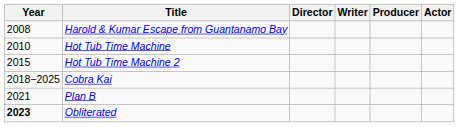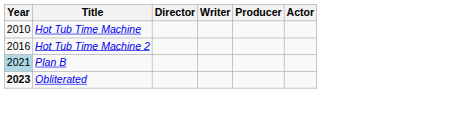- row: (176, 29)
(19, 63) 2015 -> (19, 46) 2016
- row: (88, 79)
(19, 96) no background -> (19, 63) lightblue background
